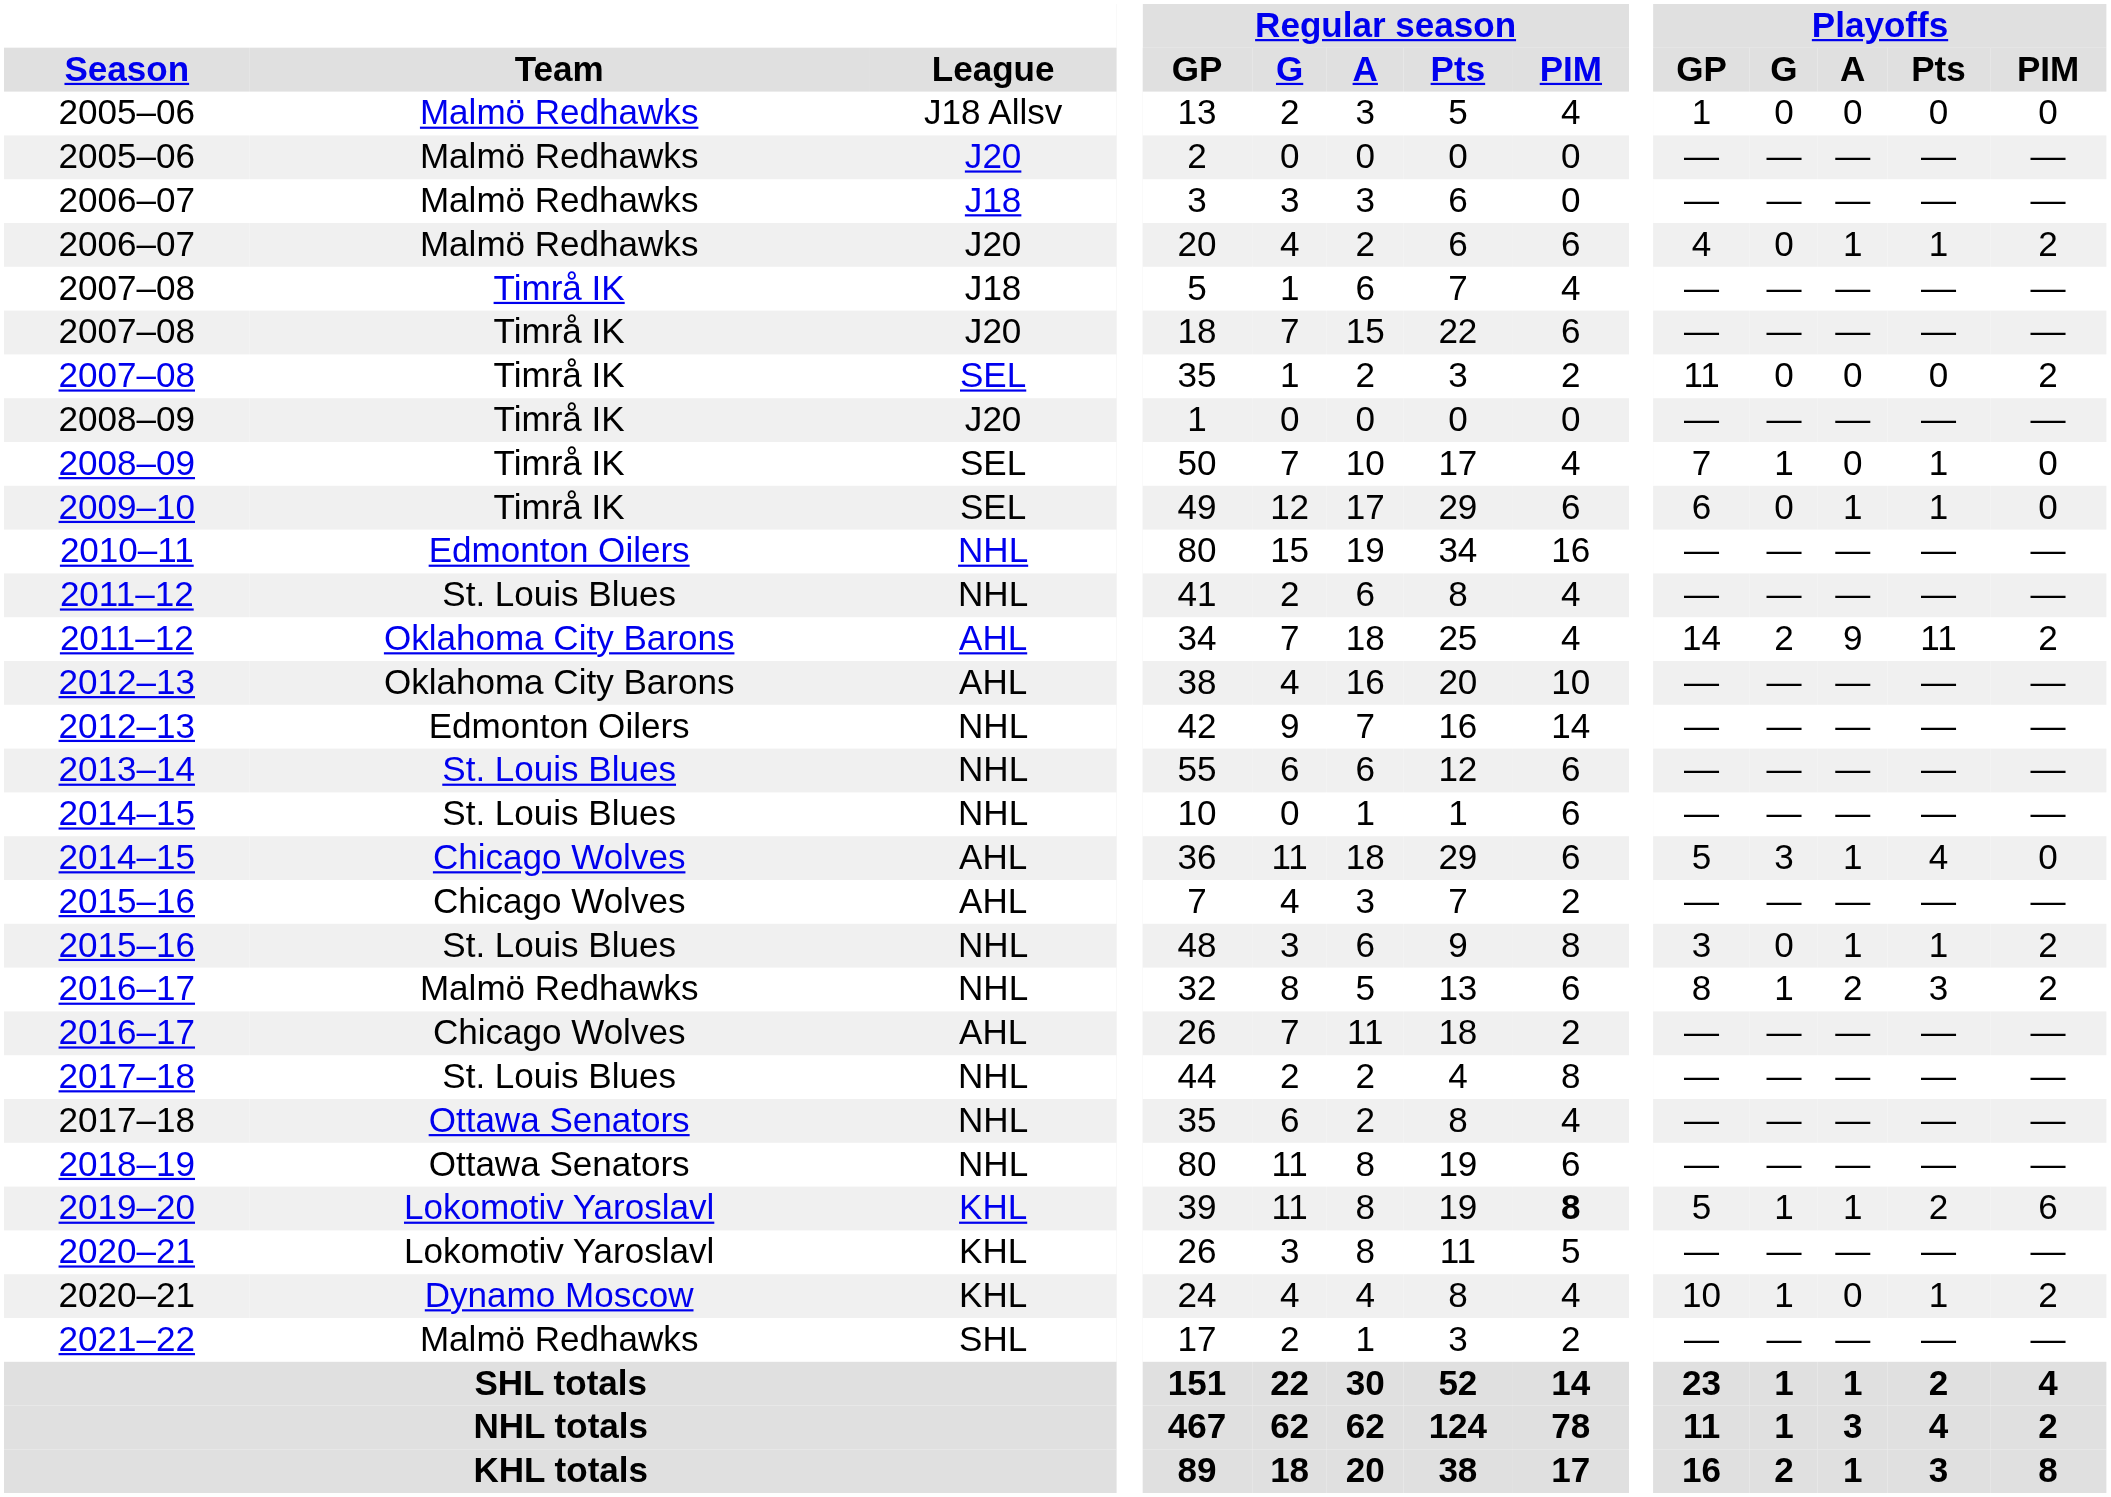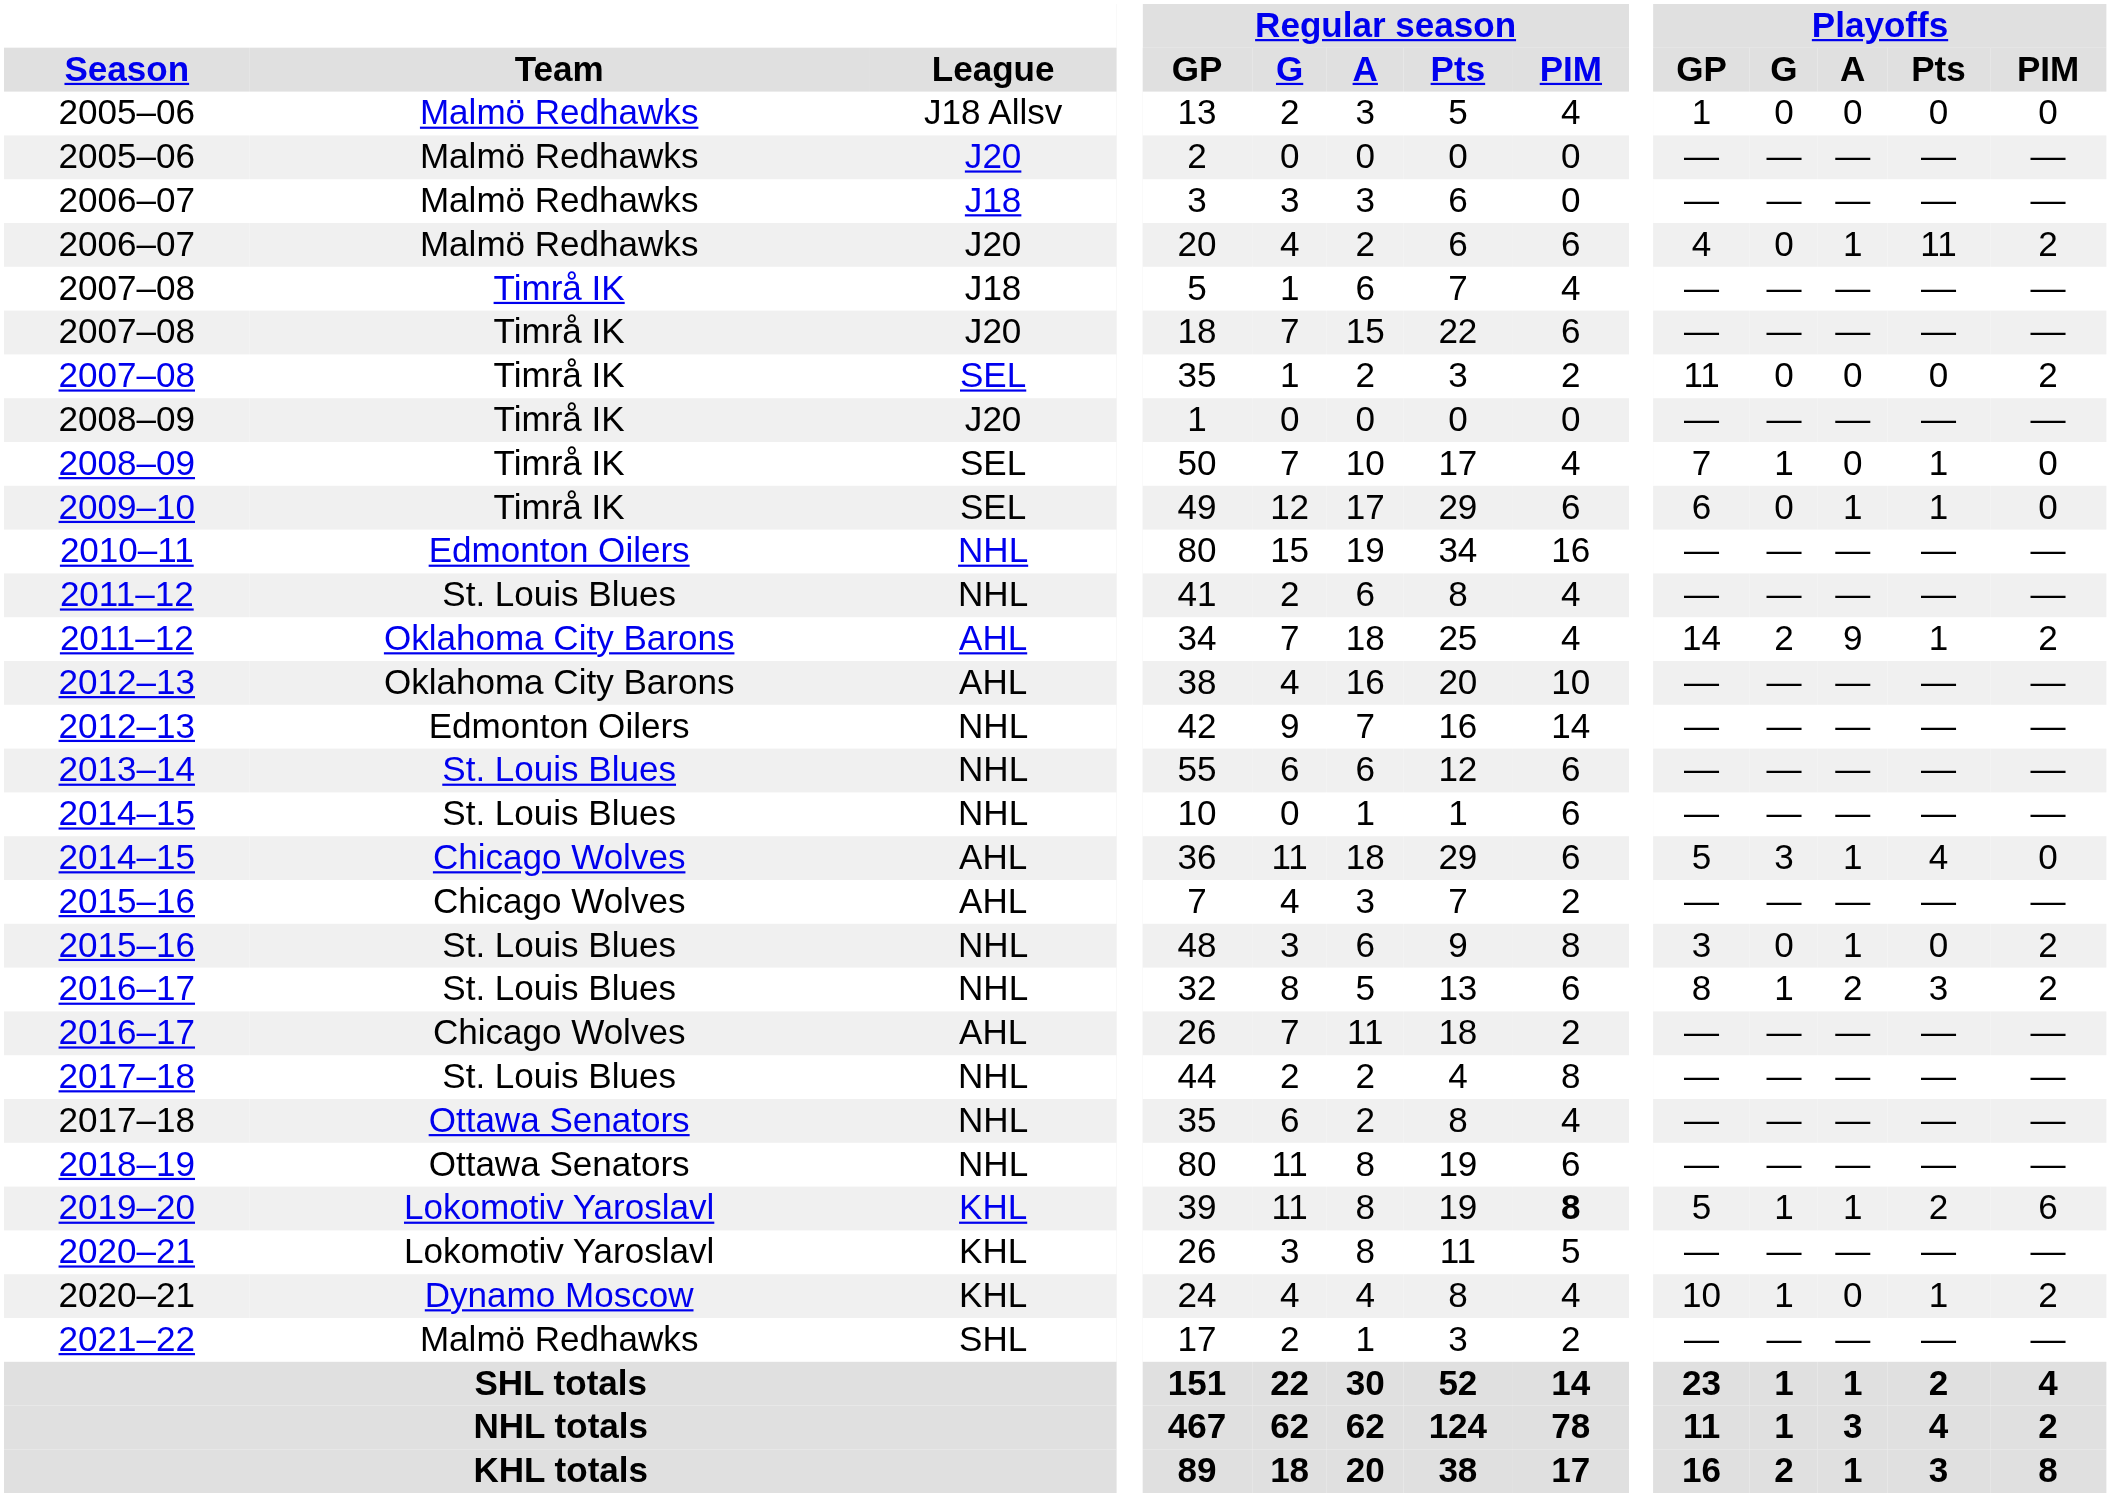(1938, 244) 1 -> (1938, 244) 11
(1938, 638) 11 -> (1938, 638) 1
(1938, 945) 1 -> (1938, 945) 0
(559, 988) Malmö Redhawks -> (559, 988) St. Louis Blues
